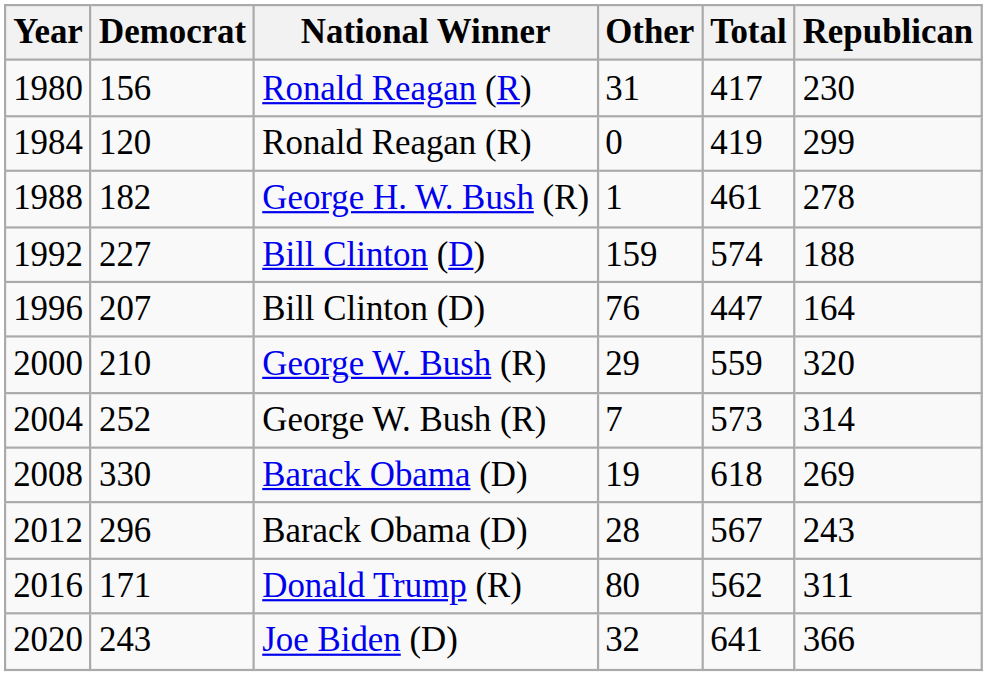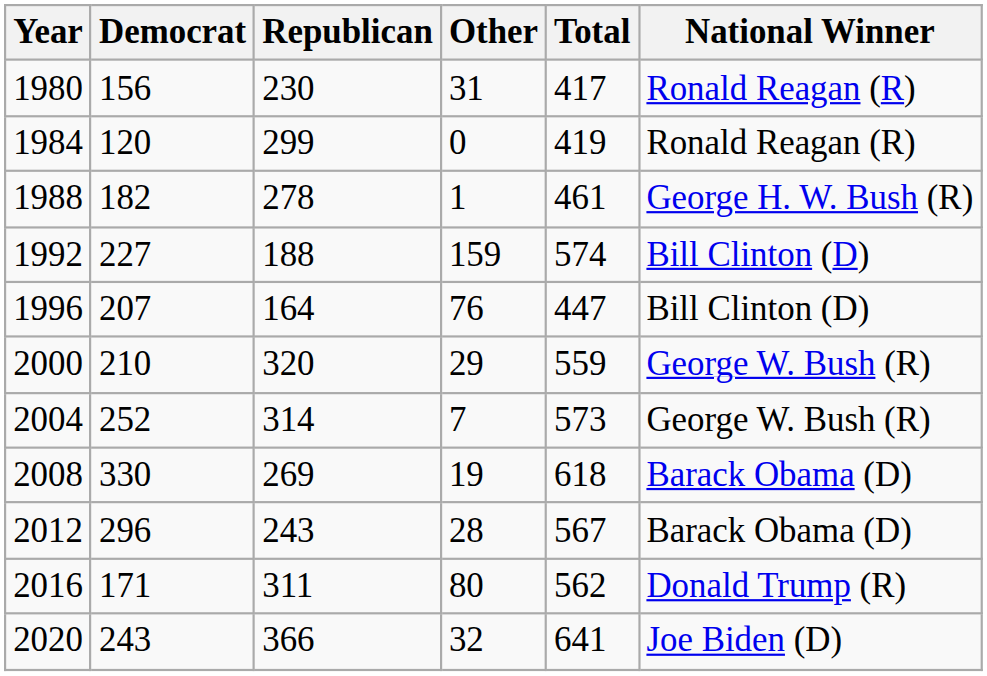columns swapped: (888, 32) <-> (426, 32)
